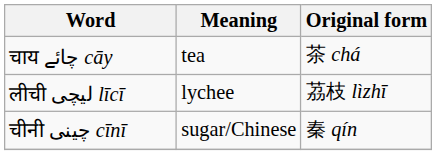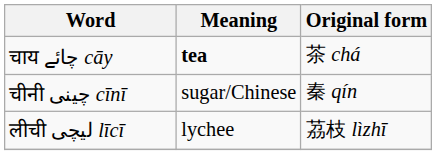(193, 55) normal -> (194, 55) bold
rows swapped: (68, 131) <-> (67, 93)
